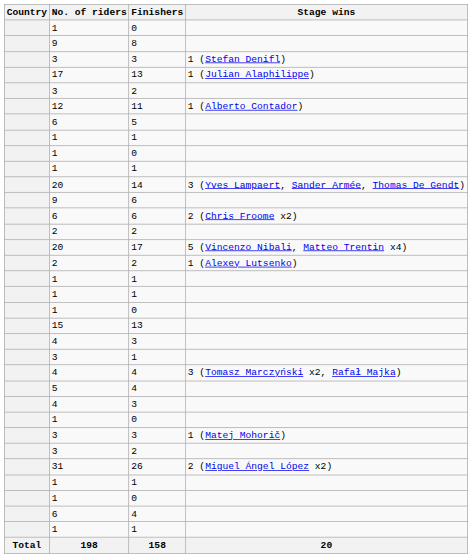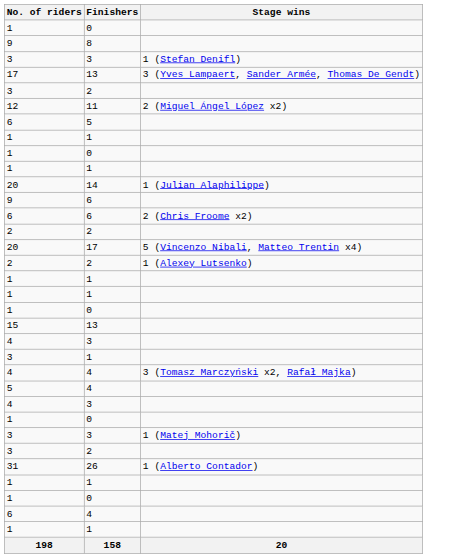- column: (27, 12)
(251, 75) 1 (Julian Alaphilippe) -> (281, 75) 3 (Yves Lampaert, Sander Armée, Thomas De Gendt)
(246, 106) 1 (Alberto Contador) -> (215, 106) 2 (Miguel Ángel López x2)
(326, 185) 3 (Yves Lampaert, Sander Armée, Thomas De Gendt) -> (206, 185) 1 (Julian Alaphilippe)
(260, 467) 2 (Miguel Ángel López x2) -> (201, 467) 1 (Alberto Contador)
